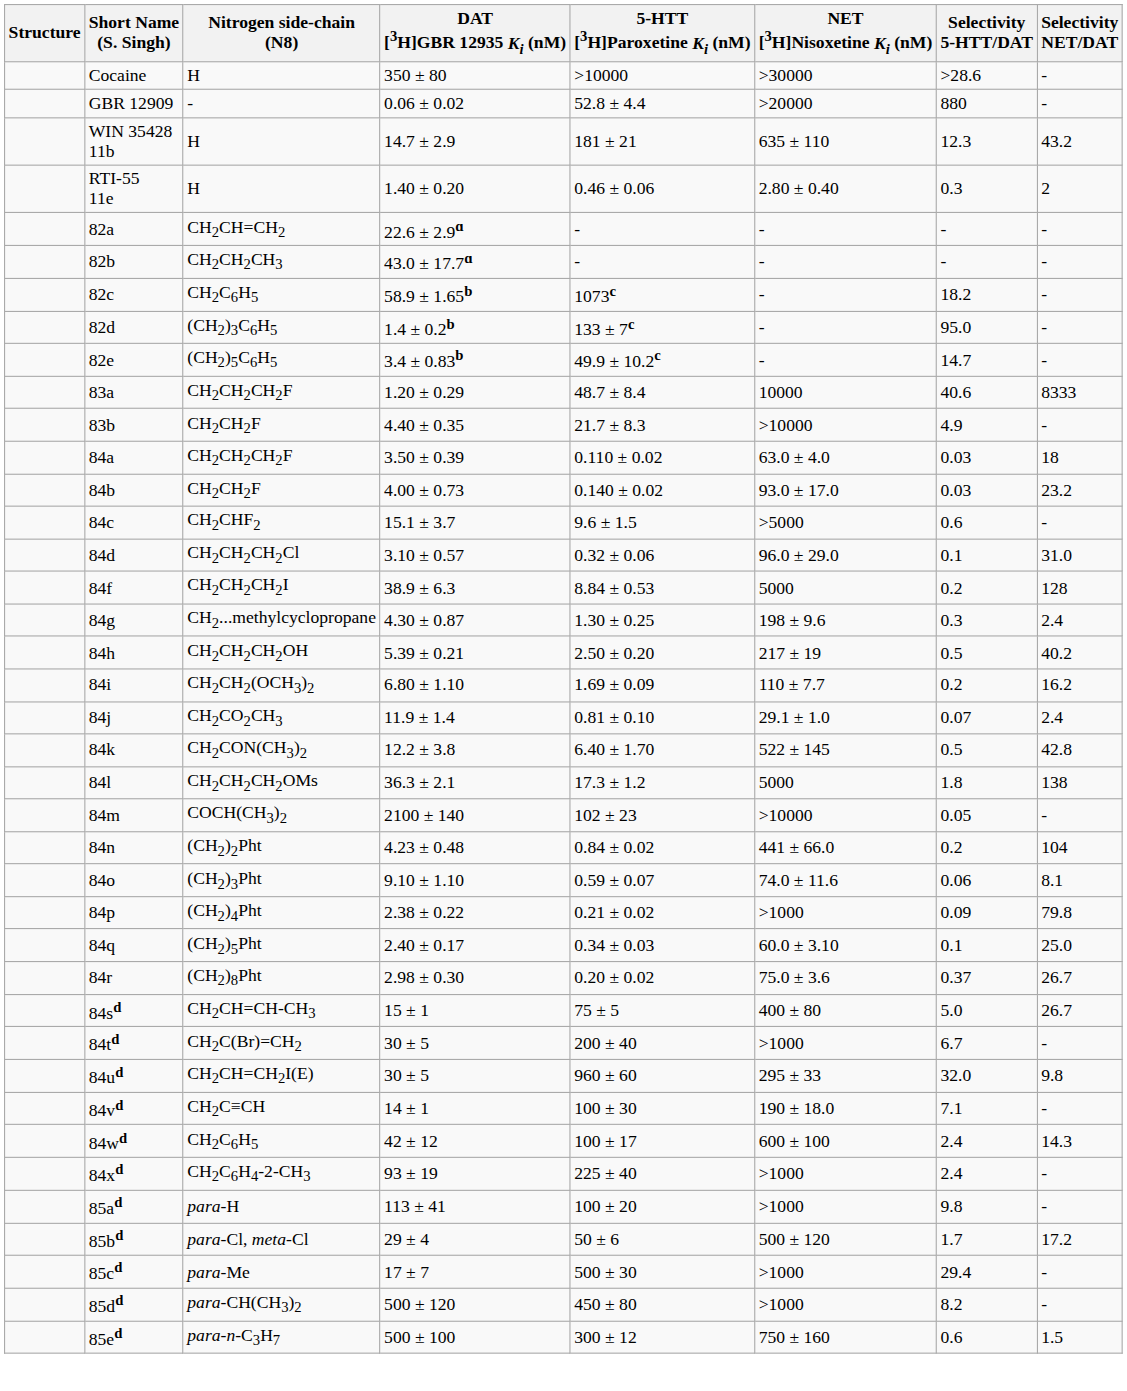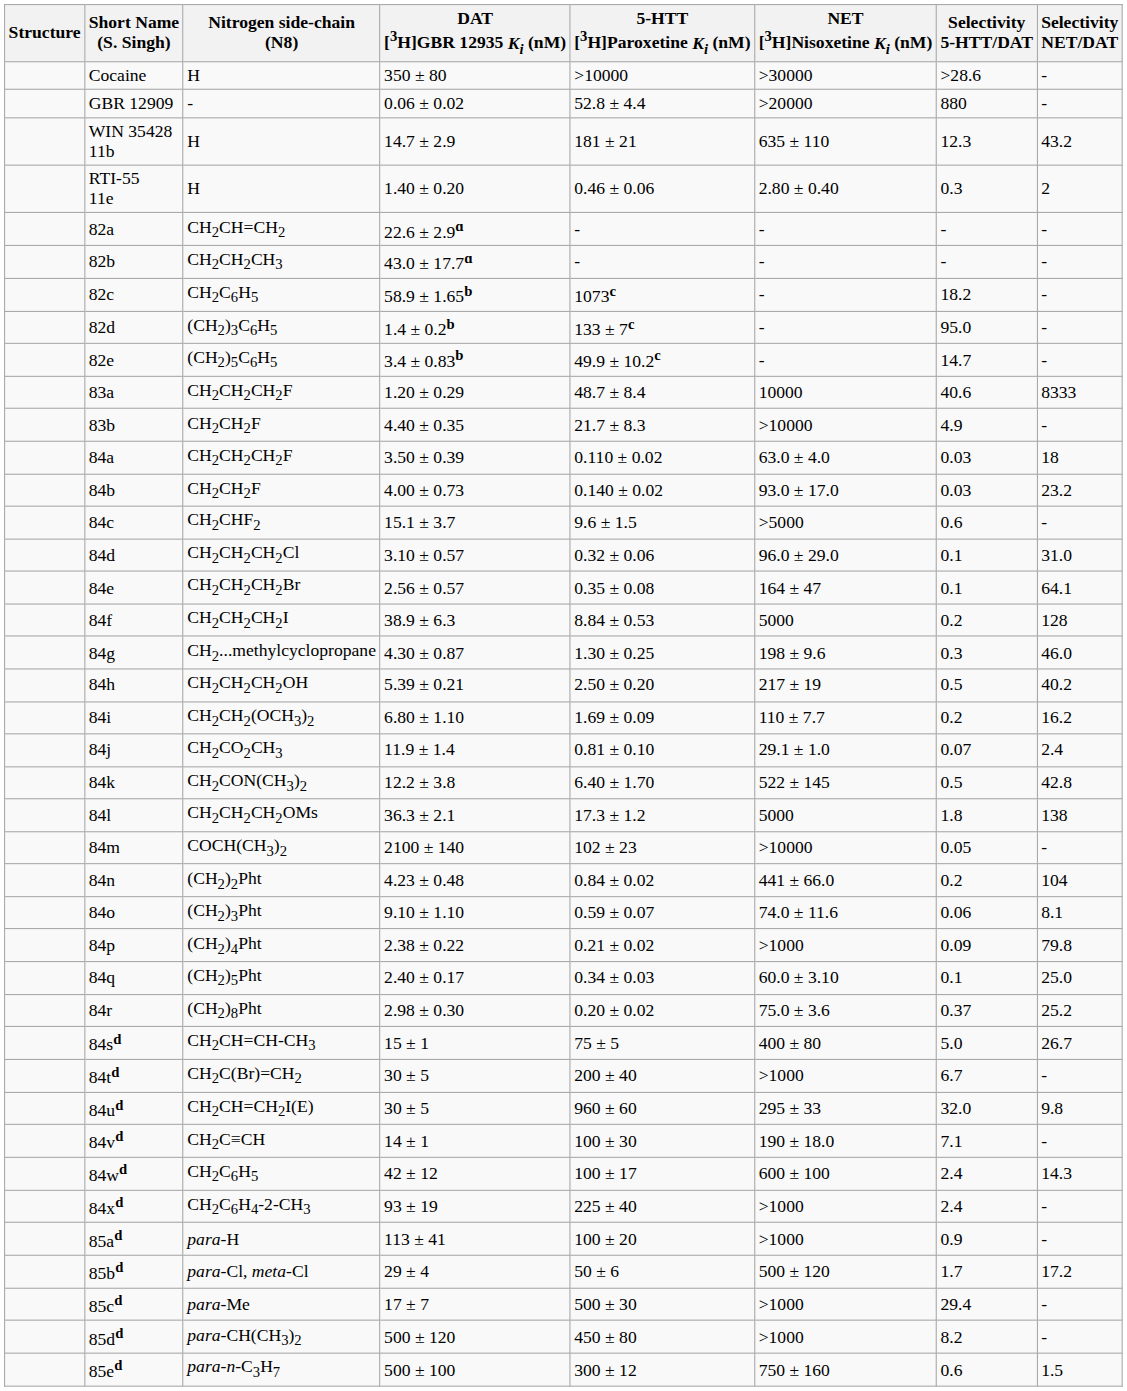+ row: (101, 587)
(1052, 620) 2.4 -> (1057, 652) 46.0
(1057, 977) 26.7 -> (1057, 1010) 25.2
(951, 1206) 9.8 -> (951, 1238) 0.9
